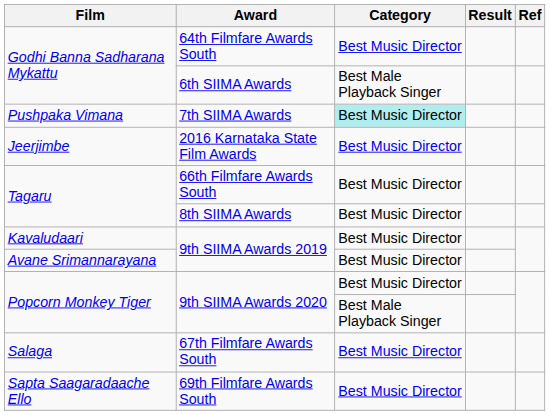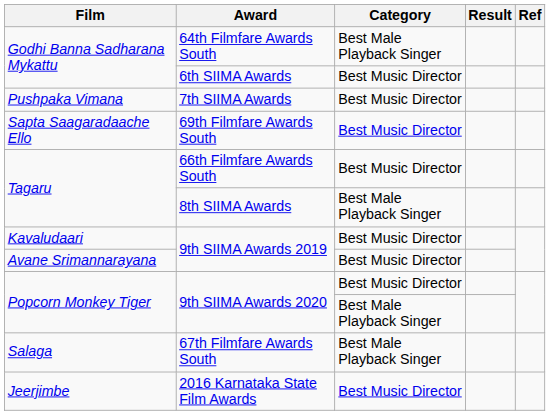(400, 46) Best Music Director -> (390, 46) Best Male Playback Singer
(390, 84) Best Male Playback Singer -> (400, 76) Best Music Director
(400, 115) paleturquoise background -> (400, 99) no background
rows swapped: (39, 146) <-> (79, 390)
(400, 215) Best Music Director -> (390, 207) Best Male Playback Singer
(400, 352) Best Music Director -> (390, 352) Best Male Playback Singer
